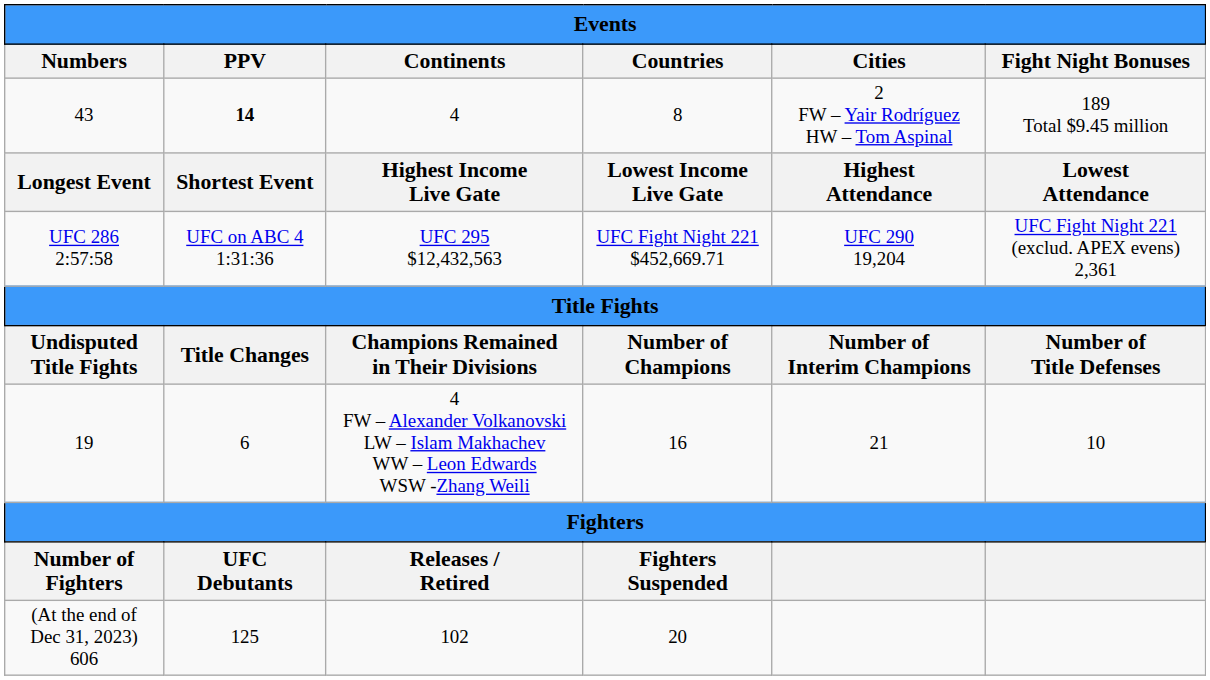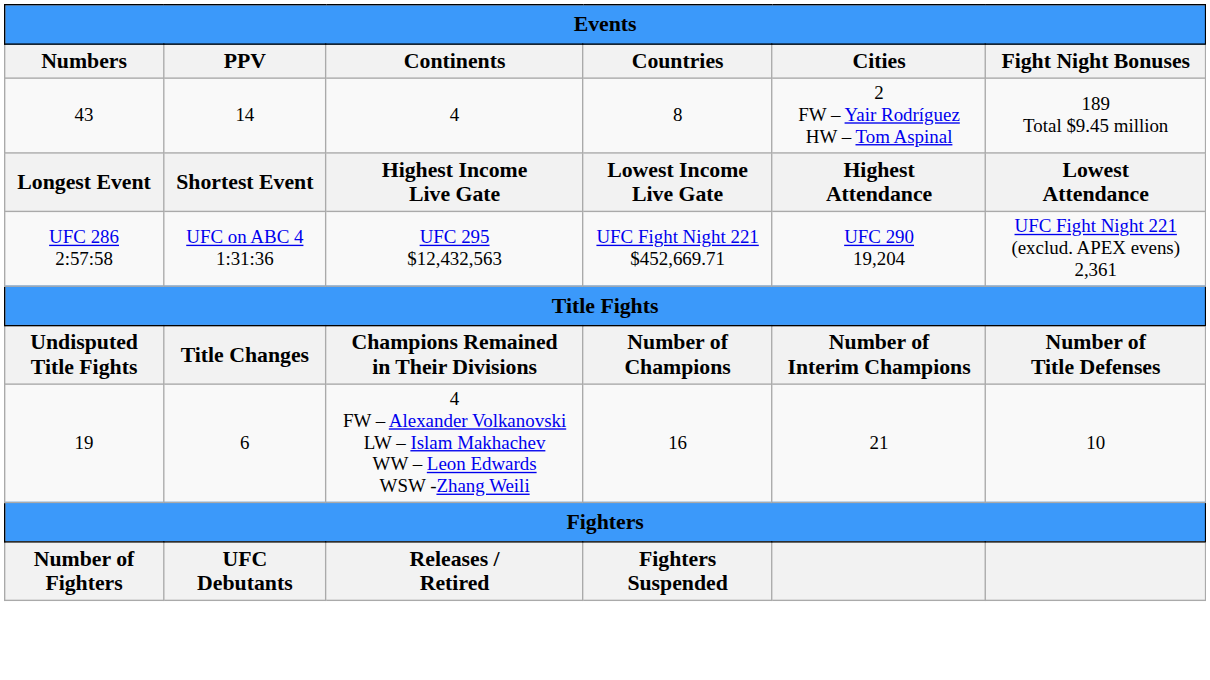(245, 115) bold -> (245, 115) normal
- row: (84, 637)
